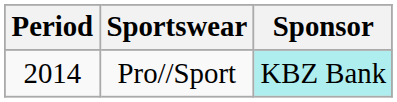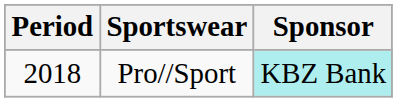(52, 73) 2014 -> (52, 73) 2018
